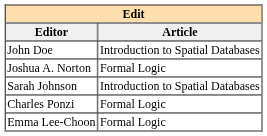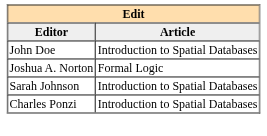(133, 103) Formal Logic -> (178, 103) Introduction to Spatial Databases
- row: (51, 121)
